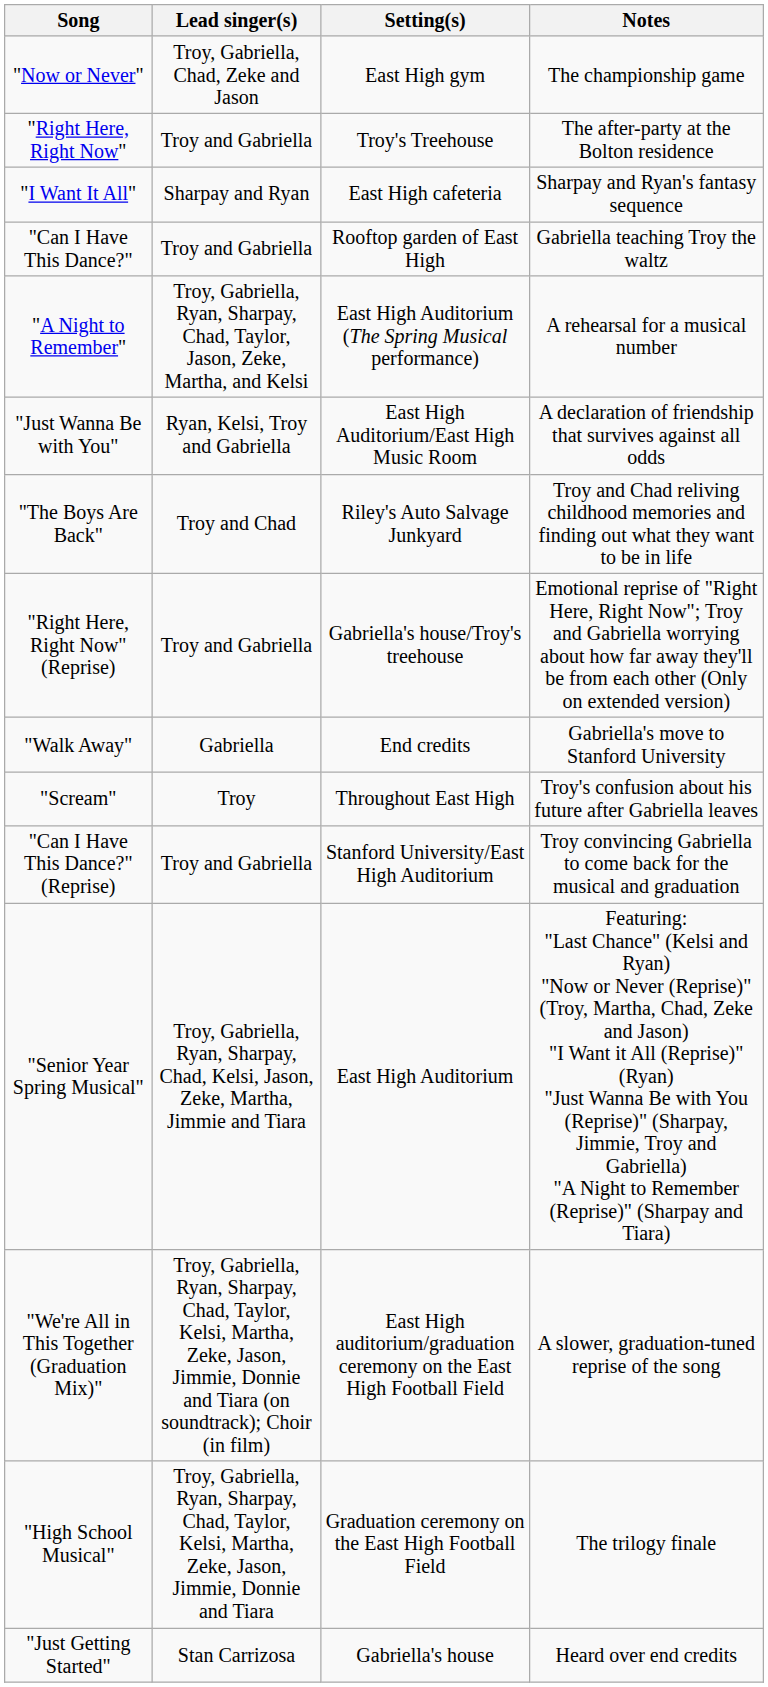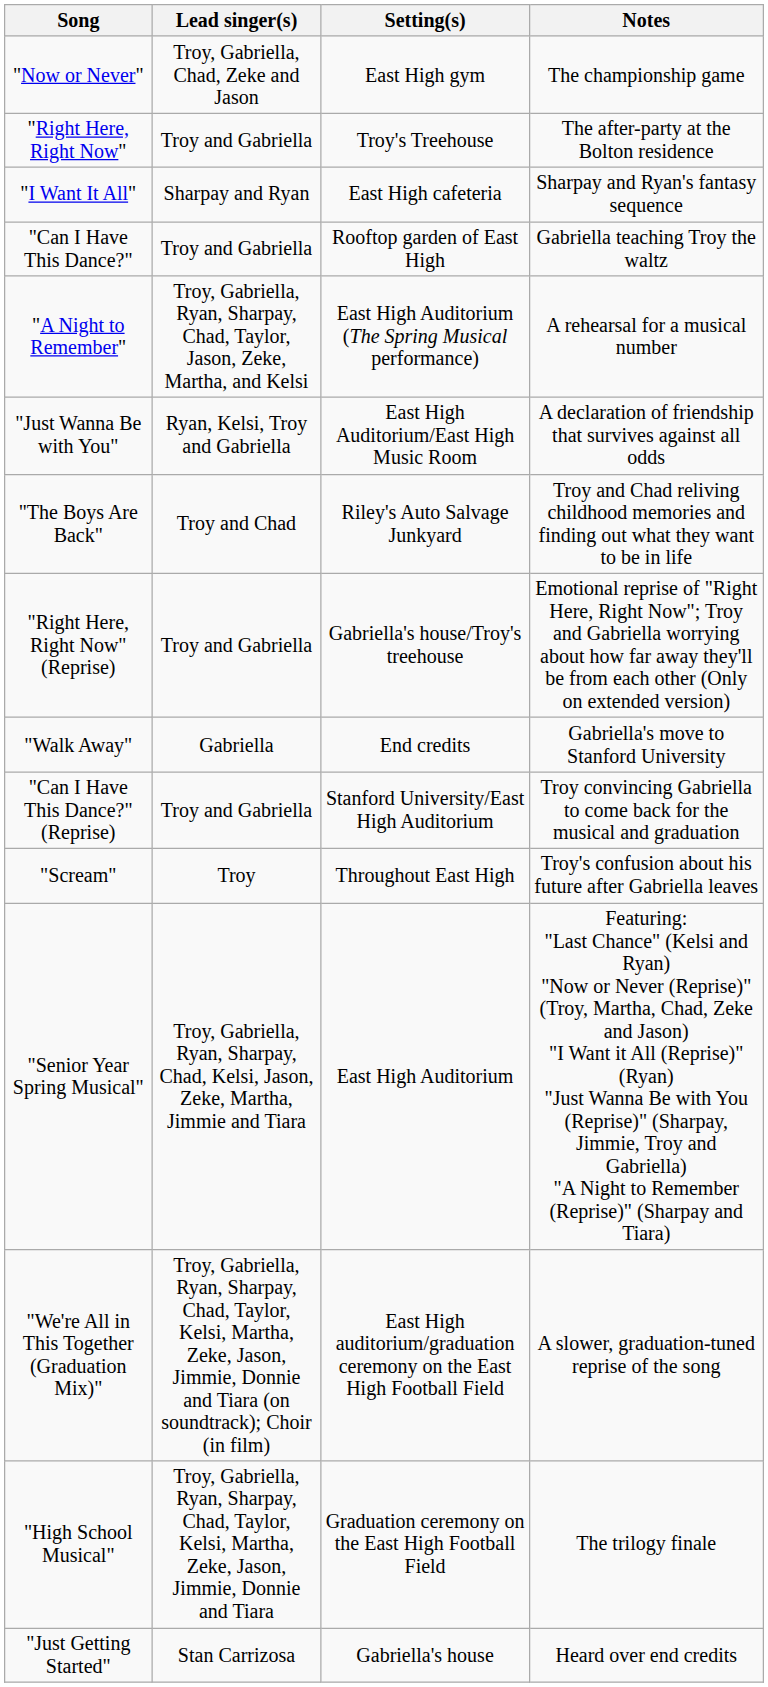rows swapped: (78, 798) <-> (78, 864)
